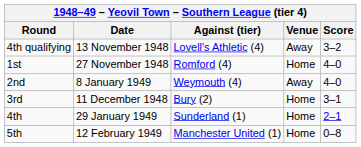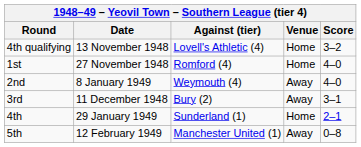(299, 47) Away -> (301, 47) Home
(301, 99) Home -> (299, 99) Away
(301, 133) Home -> (299, 133) Away
